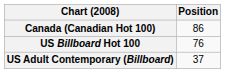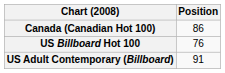(198, 60) 37 -> (198, 60) 91
